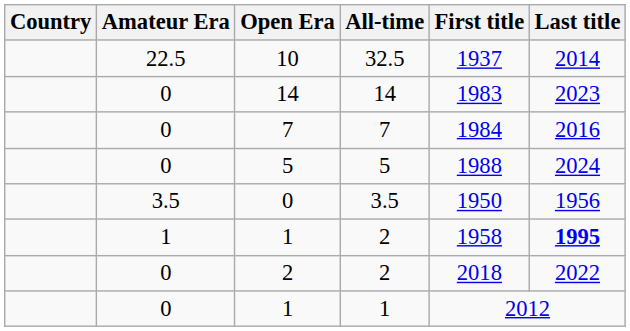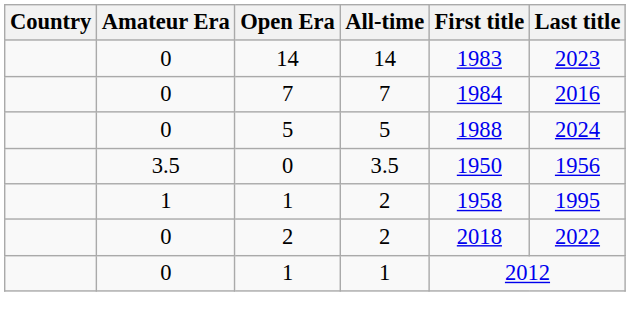- row: (288, 58)
(577, 237) bold -> (577, 201) normal
